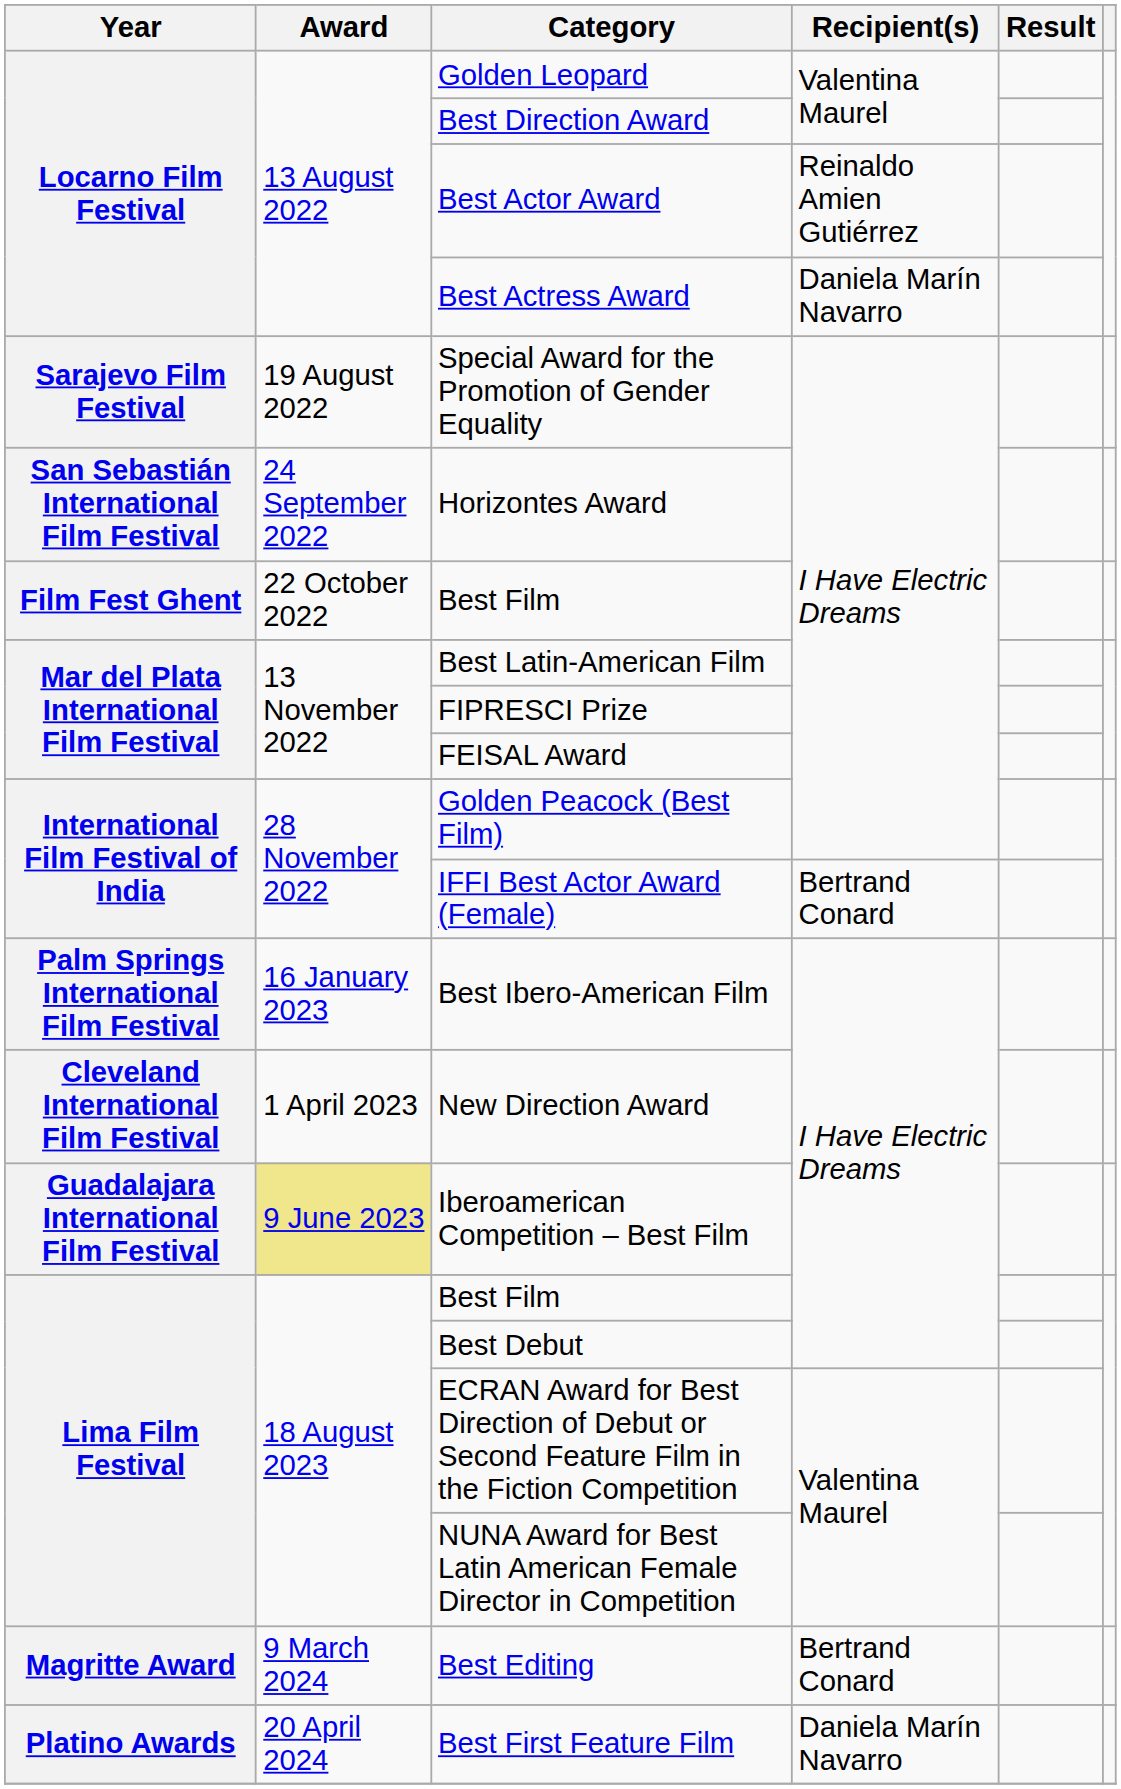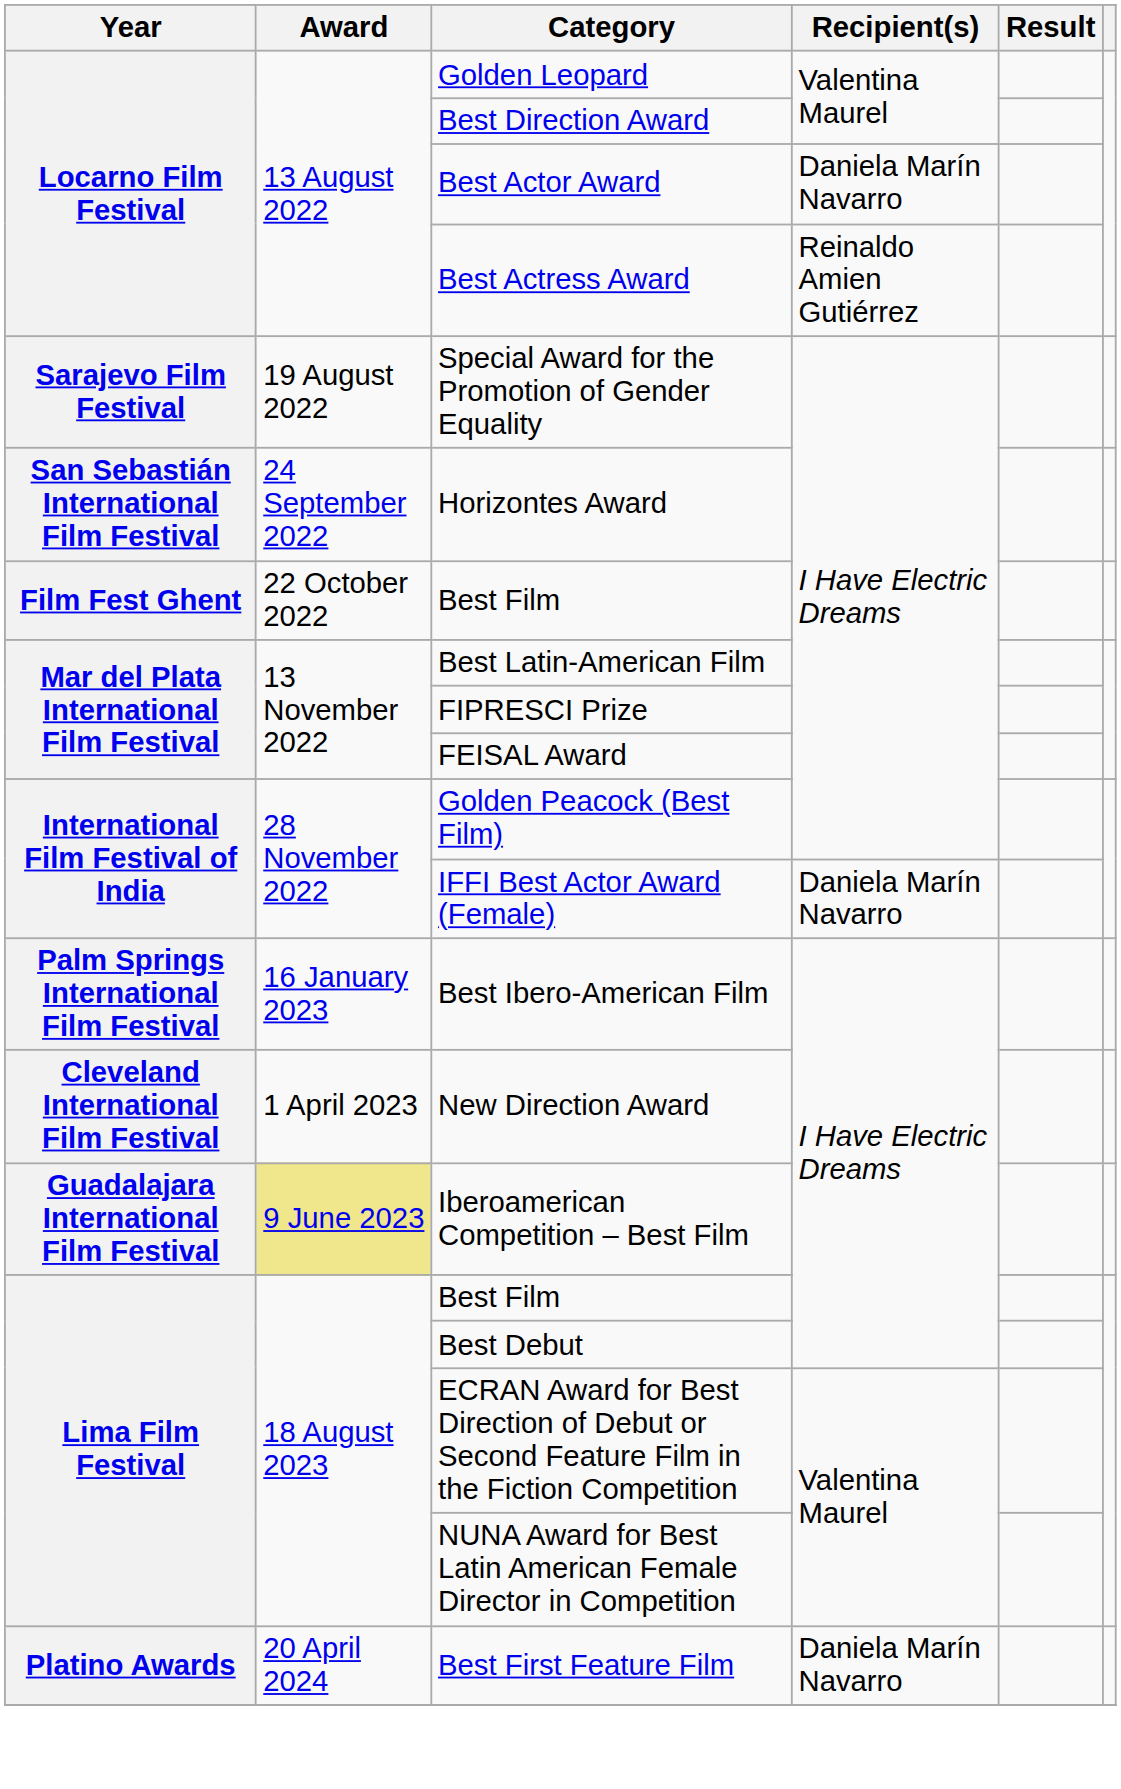(859, 199) Reinaldo Amien Gutiérrez -> (890, 183) Daniela Marín Navarro
(890, 295) Daniela Marín Navarro -> (859, 279) Reinaldo Amien Gutiérrez
(855, 897) Bertrand Conard -> (890, 897) Daniela Marín Navarro
- row: (131, 1664)
